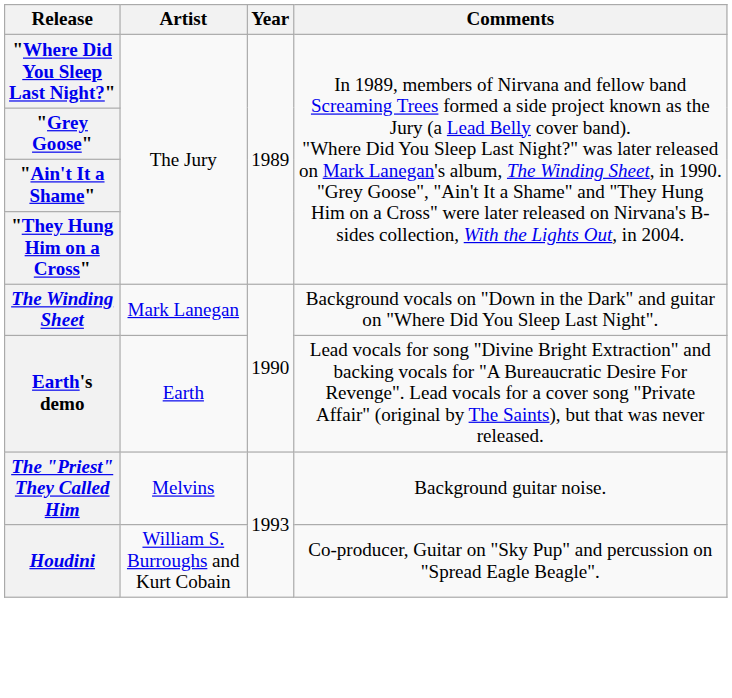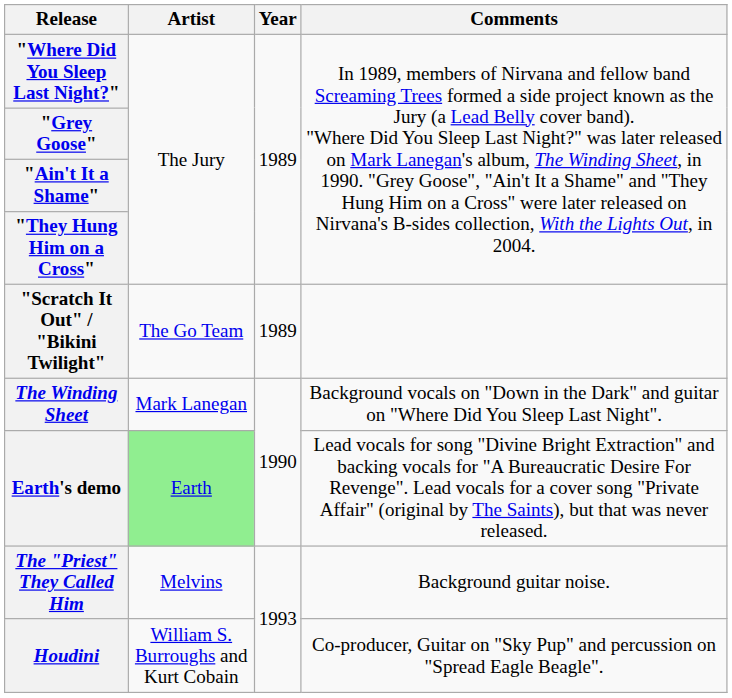+ row: (66, 331)
(183, 393) no background -> (191, 488) lightgreen background
